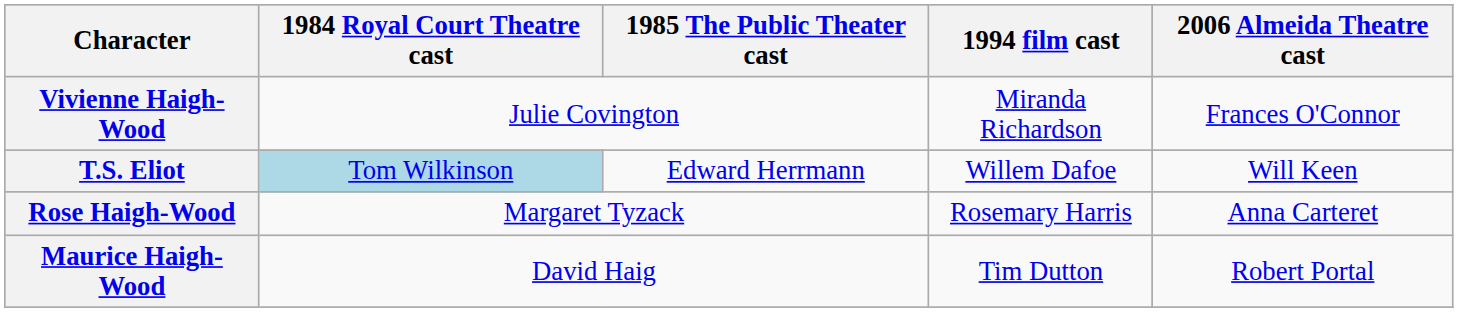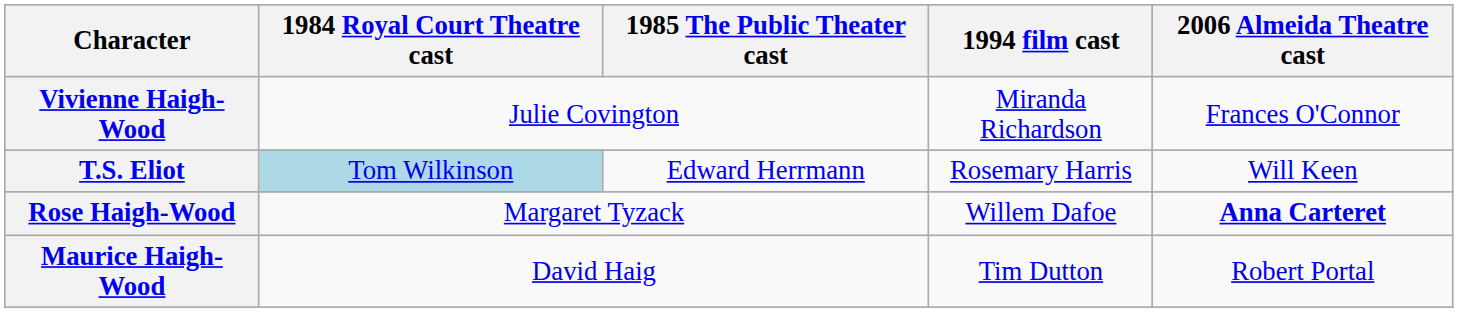(1041, 170) Willem Dafoe -> (1041, 170) Rosemary Harris
(1041, 212) Rosemary Harris -> (1041, 212) Willem Dafoe
(1303, 212) normal -> (1303, 212) bold
